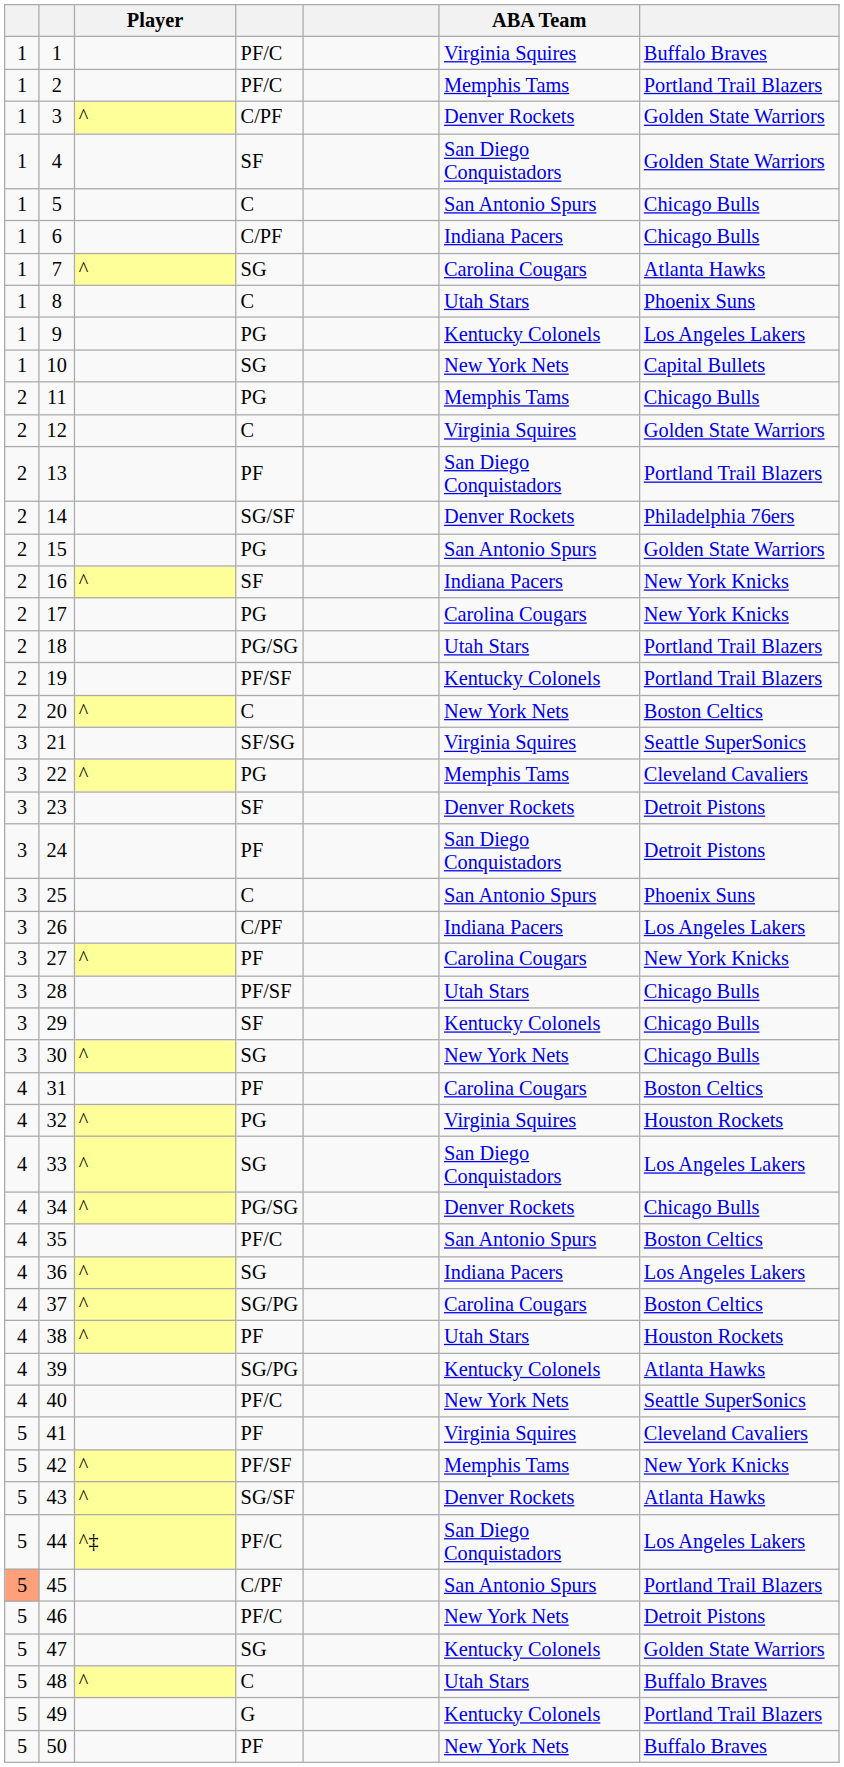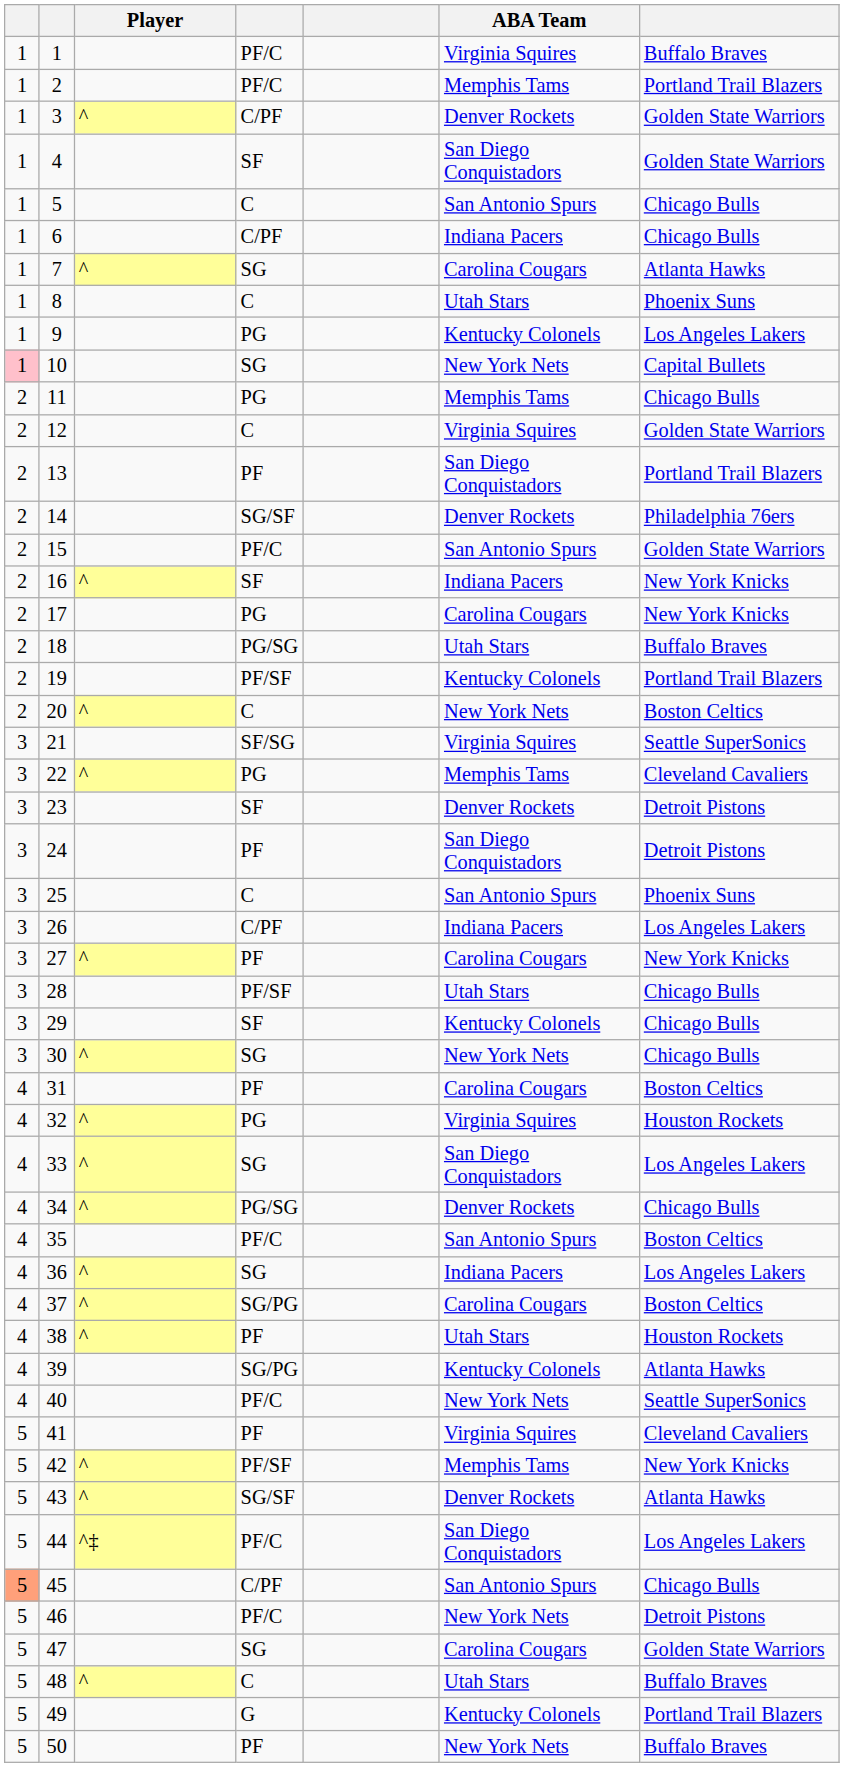(22, 365) no background -> (22, 365) pink background
(254, 549) PG -> (262, 549) PF/C
(733, 646) Portland Trail Blazers -> (705, 646) Buffalo Braves
(733, 1585) Portland Trail Blazers -> (702, 1585) Chicago Bulls
(522, 1649) Kentucky Colonels -> (515, 1649) Carolina Cougars
